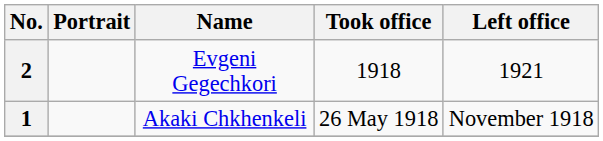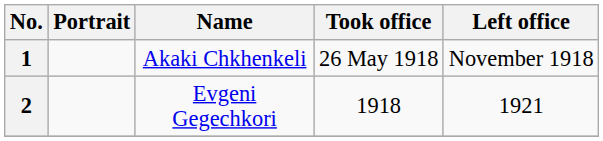rows swapped: (26, 118) <-> (26, 70)
